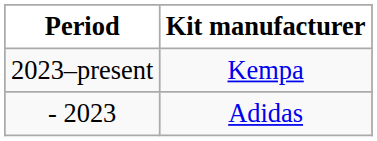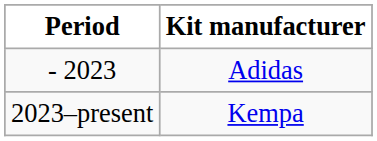rows swapped: (82, 113) <-> (82, 70)
